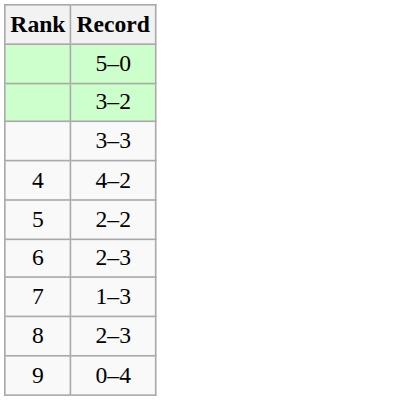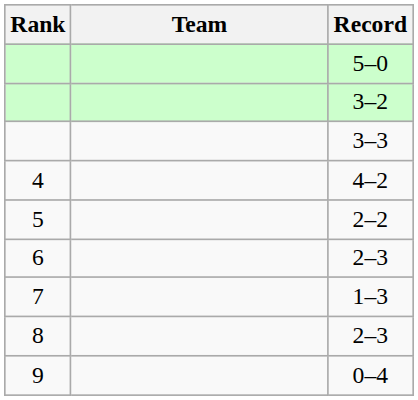+ column: (200, 24)
